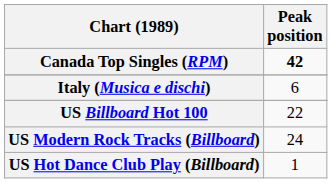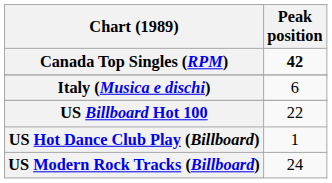rows swapped: (134, 139) <-> (134, 165)
